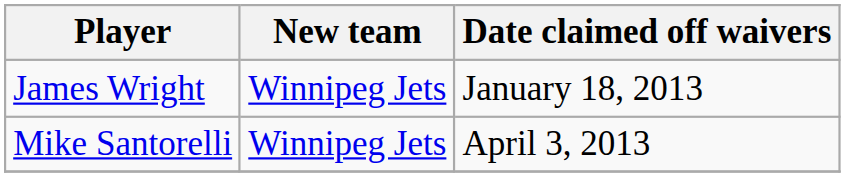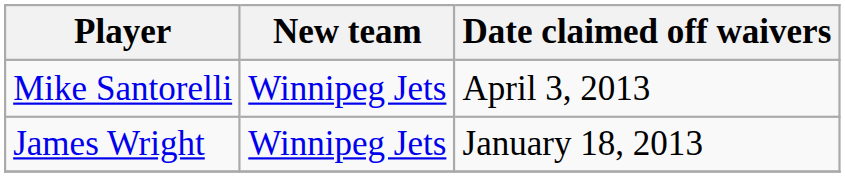rows swapped: (109, 87) <-> (123, 143)
